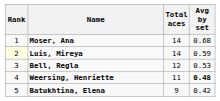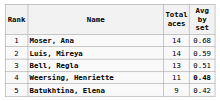(17, 53) lightyellow background -> (17, 53) no background
(177, 65) 12 -> (177, 65) 13
(202, 65) 0.53 -> (202, 65) 0.51
